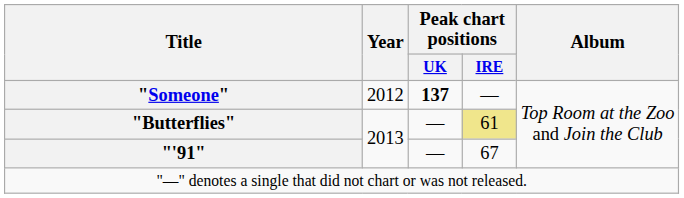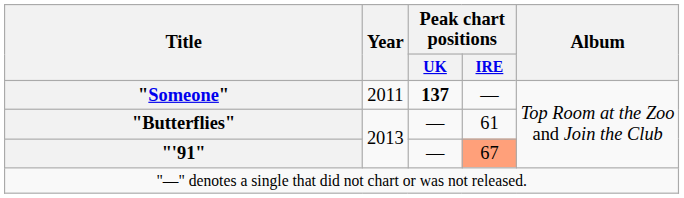(385, 94) 2012 -> (385, 94) 2011
(489, 123) khaki background -> (489, 123) no background
(489, 153) no background -> (489, 153) lightsalmon background
